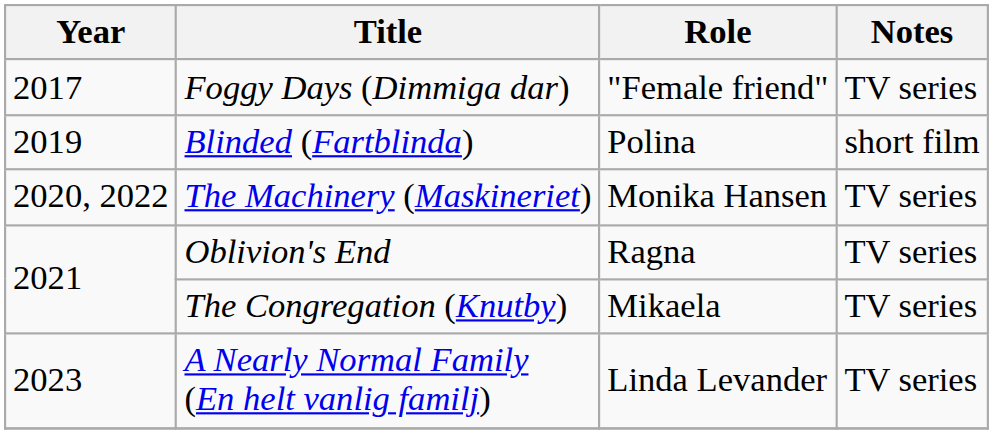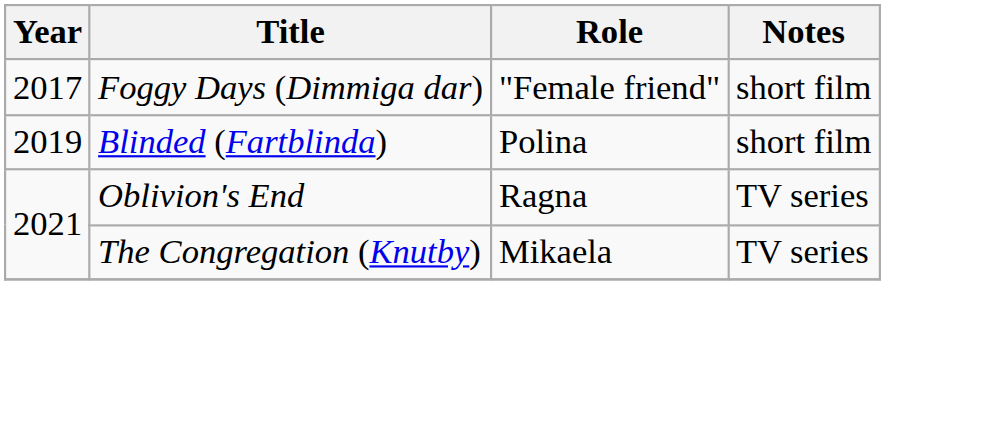(911, 86) TV series -> (804, 86) short film
- row: (388, 196)
- row: (356, 380)
